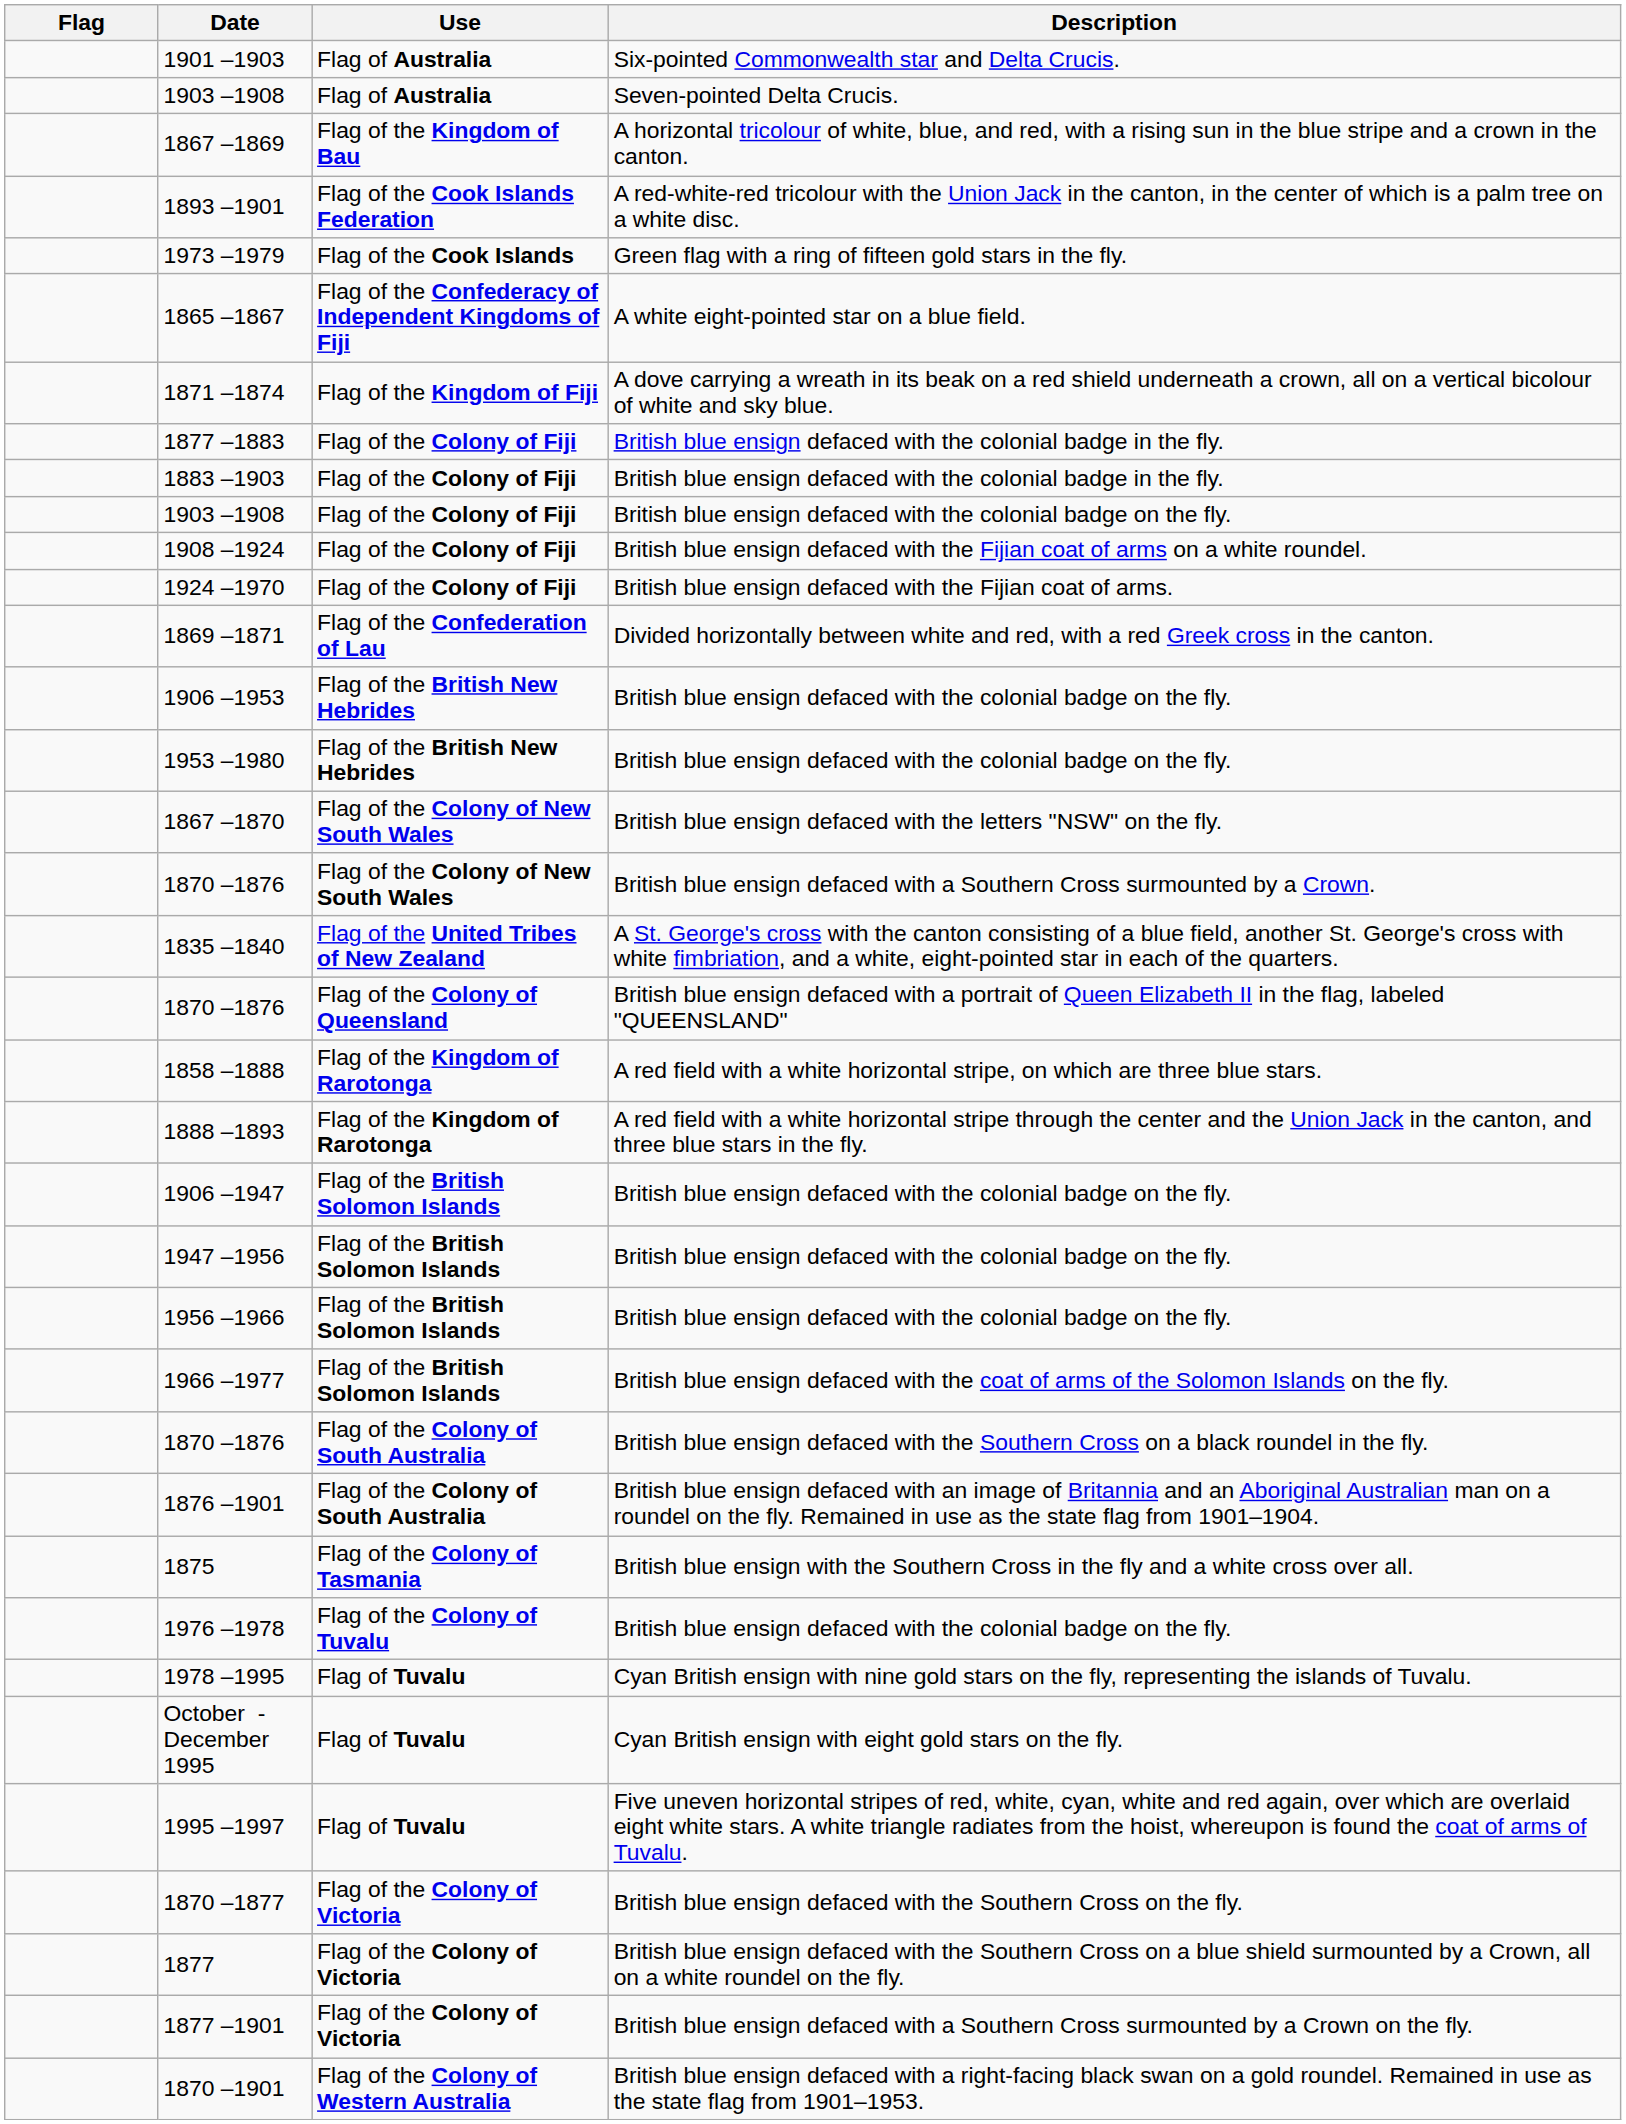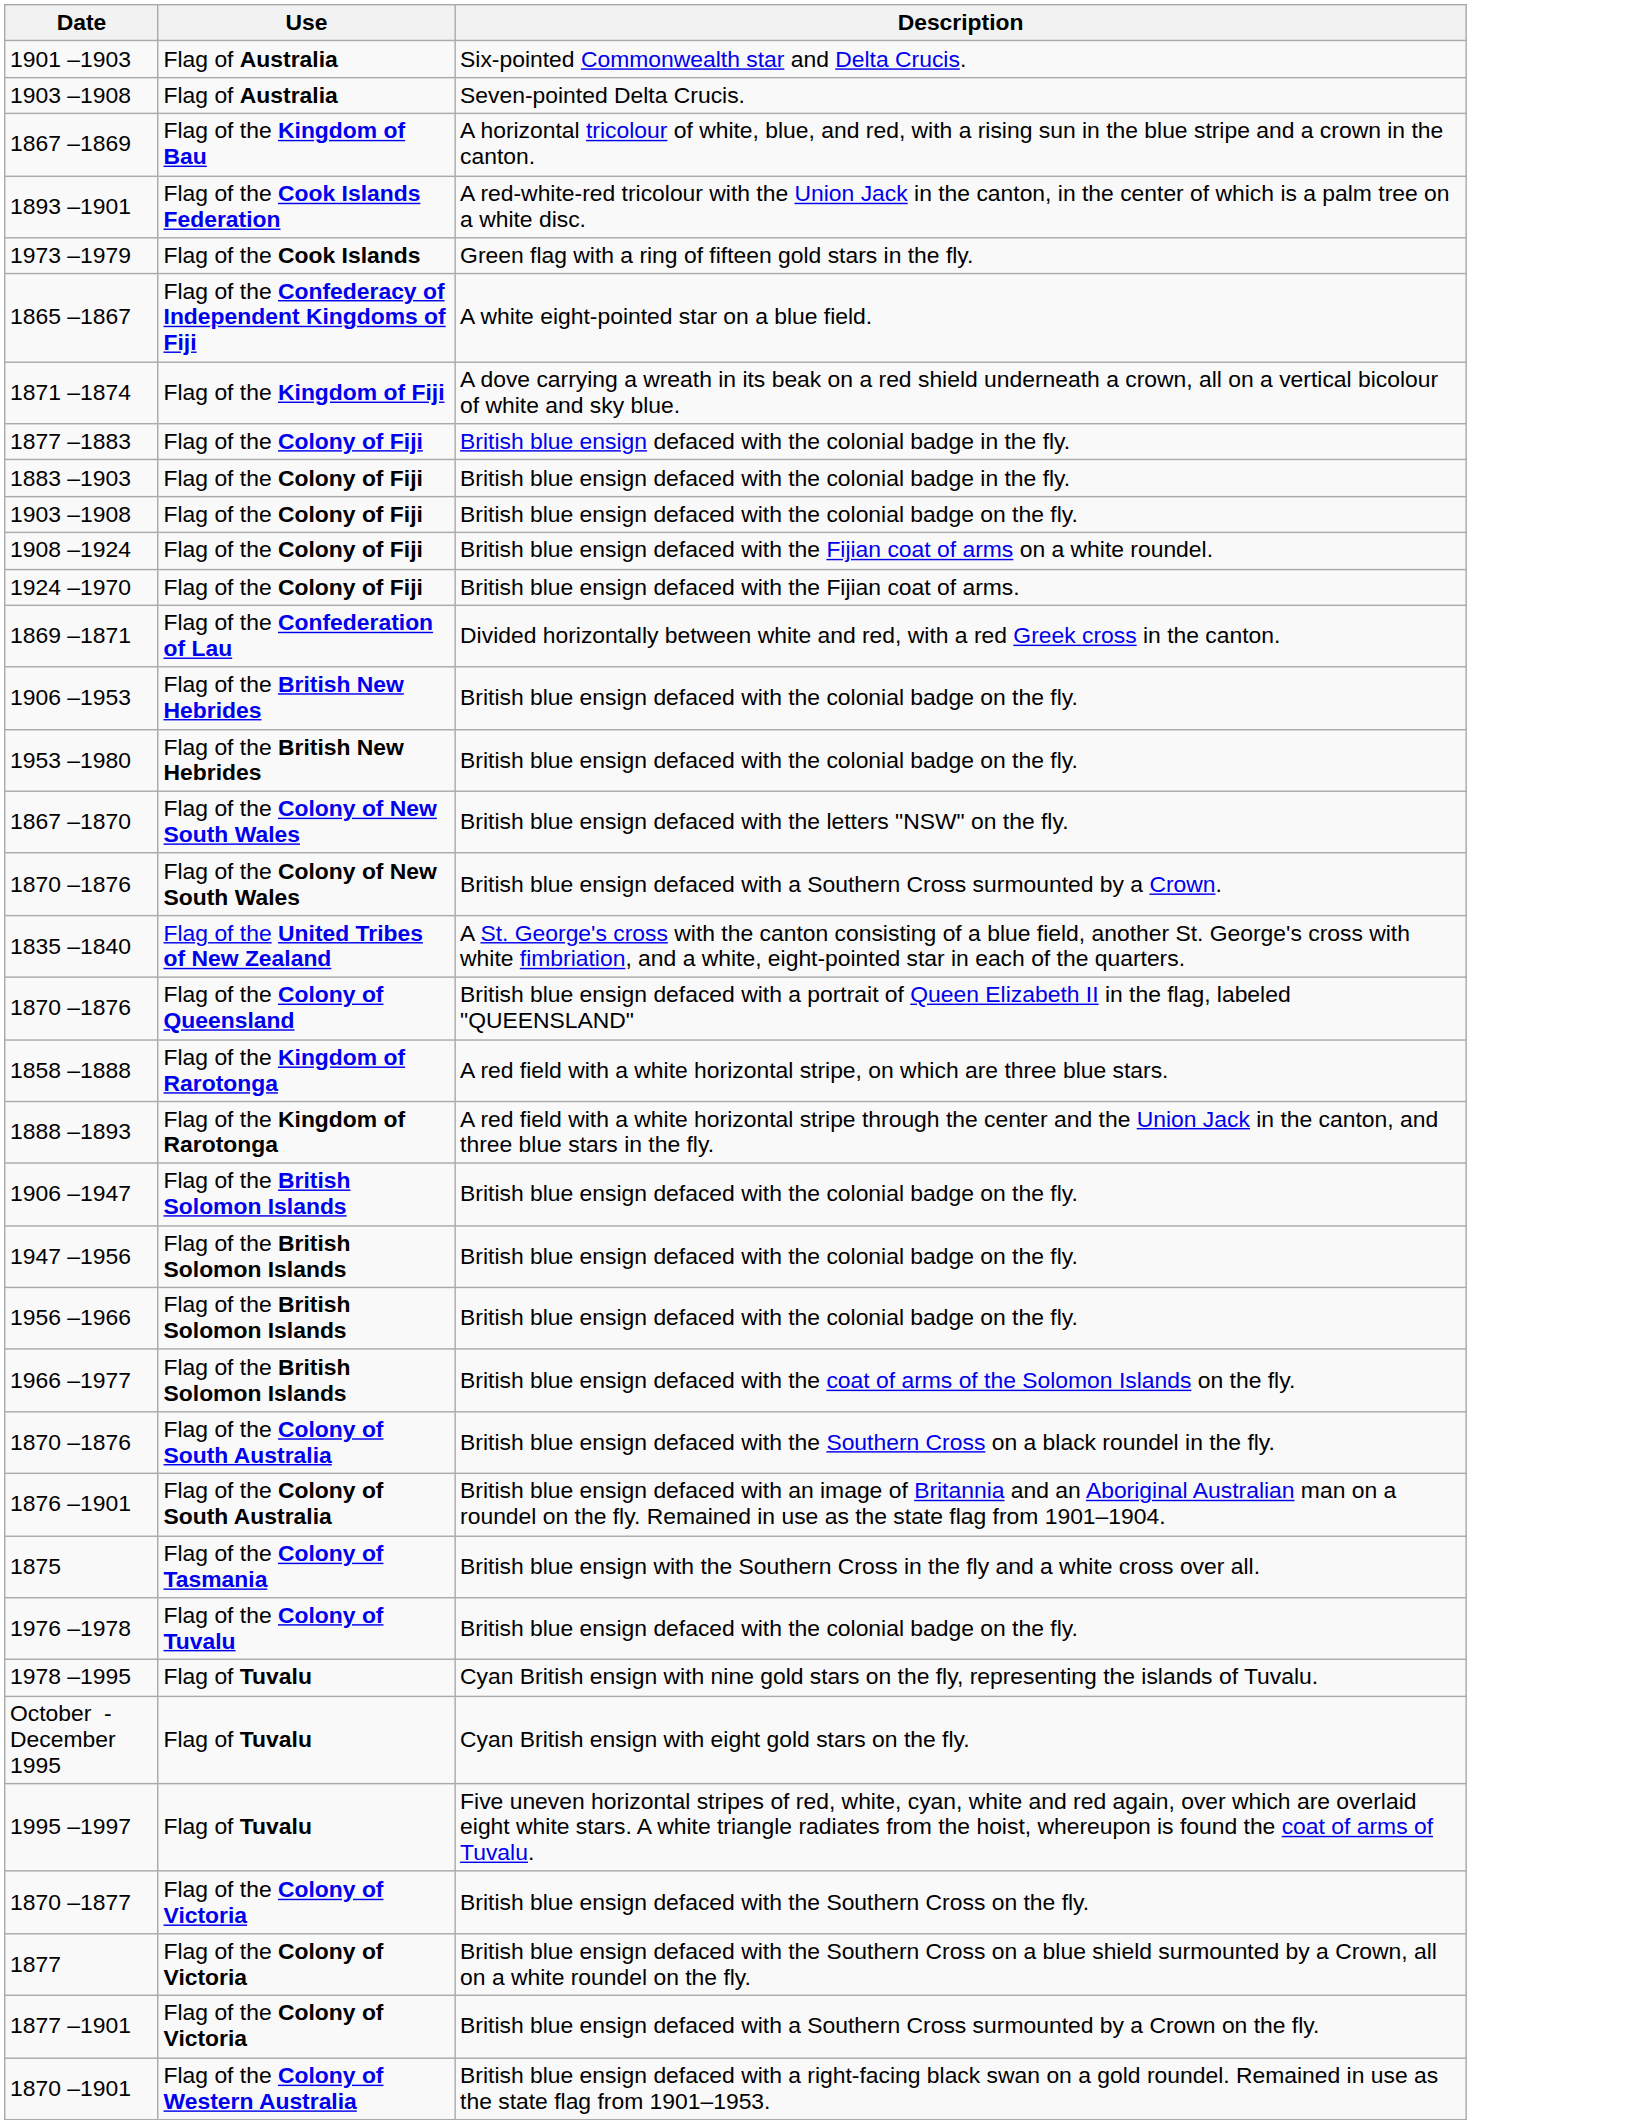- column: (81, 22)
